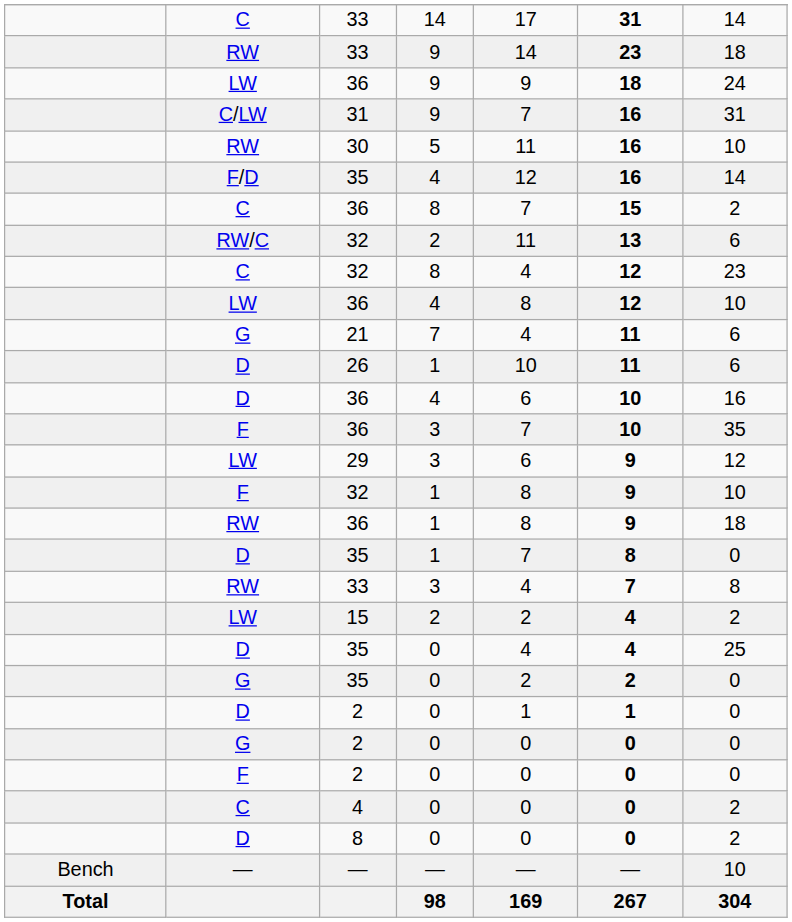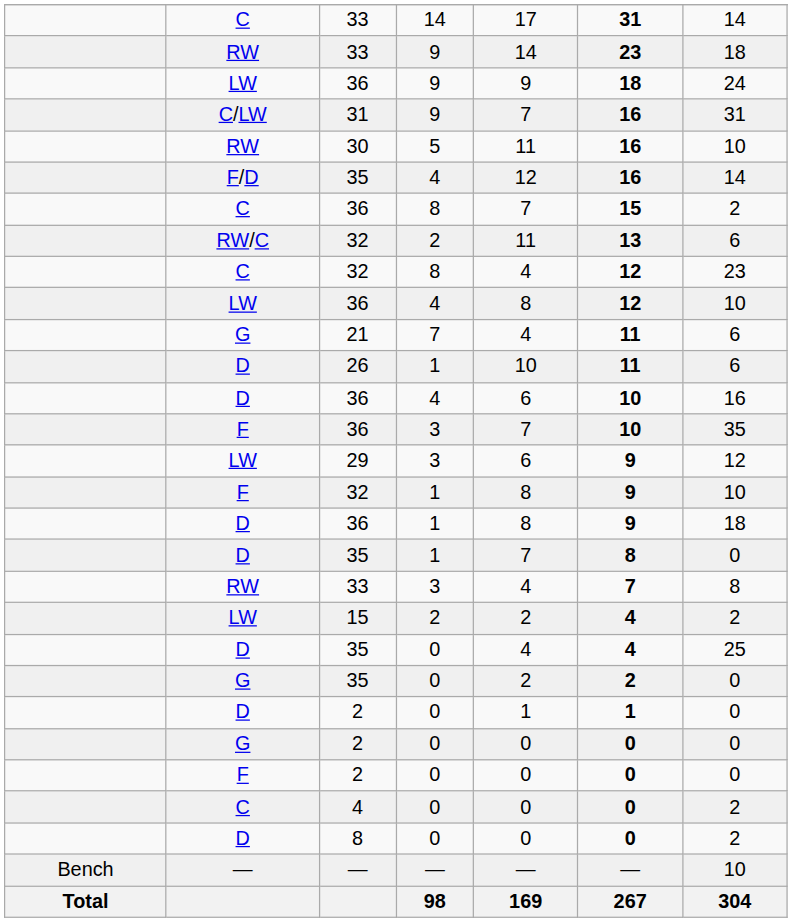(243, 523) RW -> (243, 523) D
